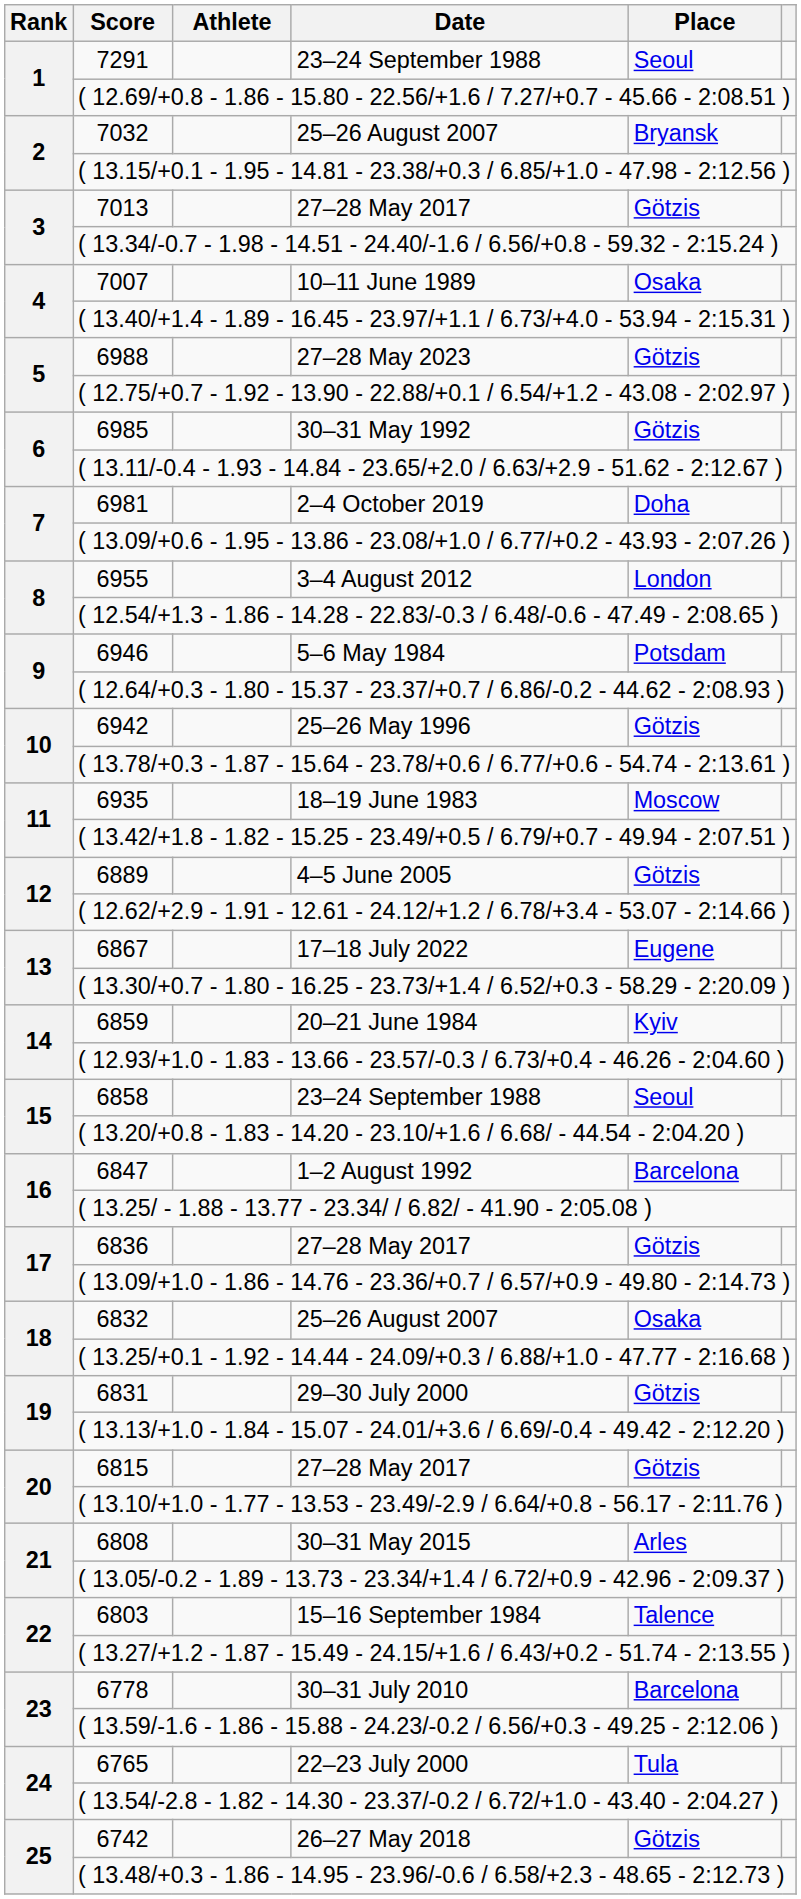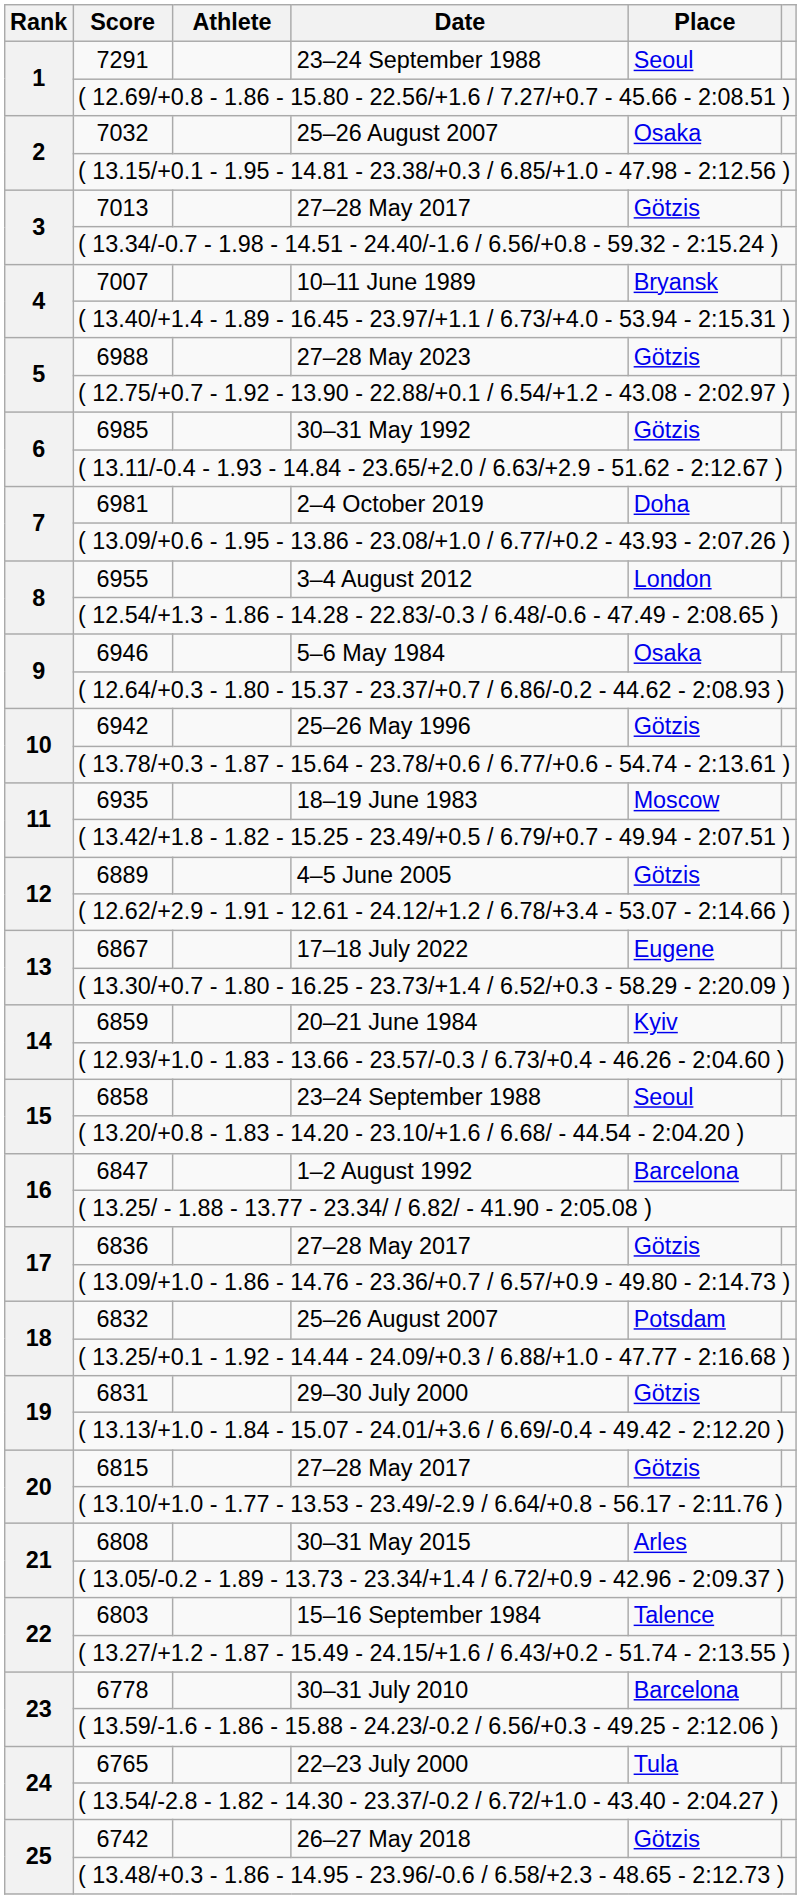(676, 134) Bryansk -> (667, 134) Osaka
(667, 282) Osaka -> (676, 282) Bryansk
(680, 652) Potsdam -> (667, 652) Osaka
(667, 1319) Osaka -> (680, 1319) Potsdam
